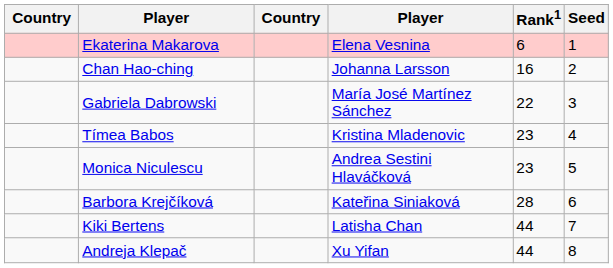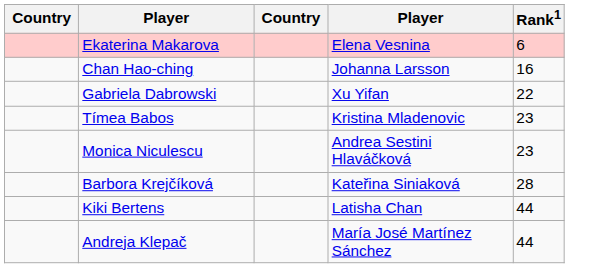- column: (586, 18)
(402, 102) María José Martínez Sánchez -> (360, 93) Xu Yifan
(360, 250) Xu Yifan -> (402, 241) María José Martínez Sánchez
